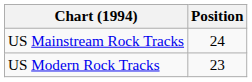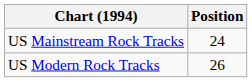(217, 64) 23 -> (217, 64) 26
